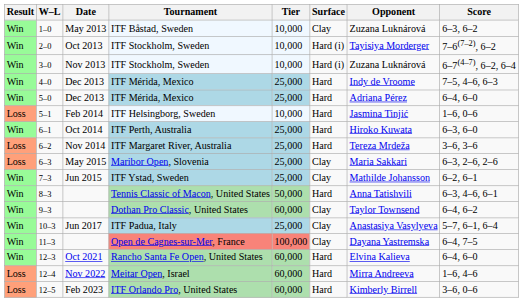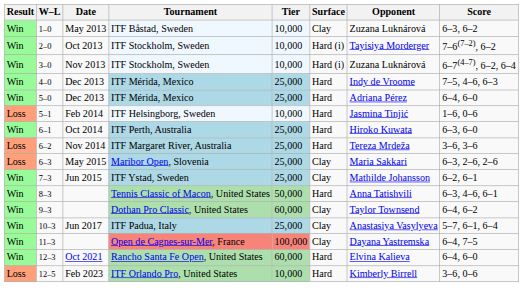- row: (47, 274)
(288, 289) 60,000 -> (288, 273) 10,000
